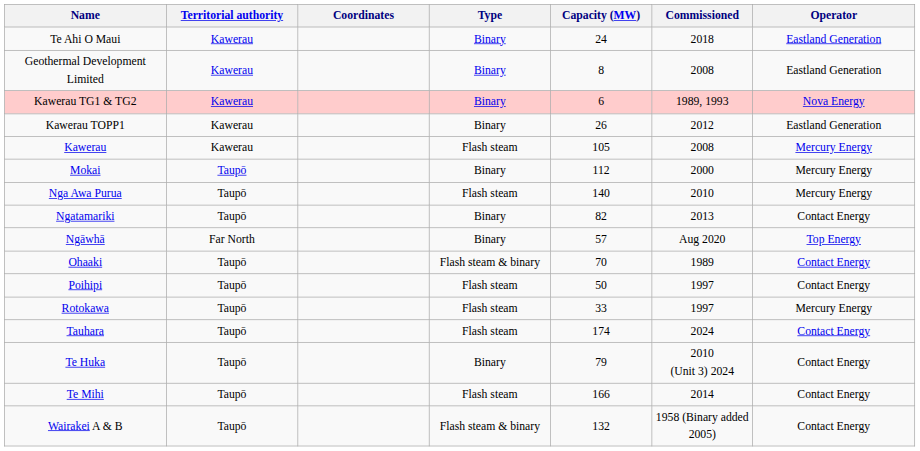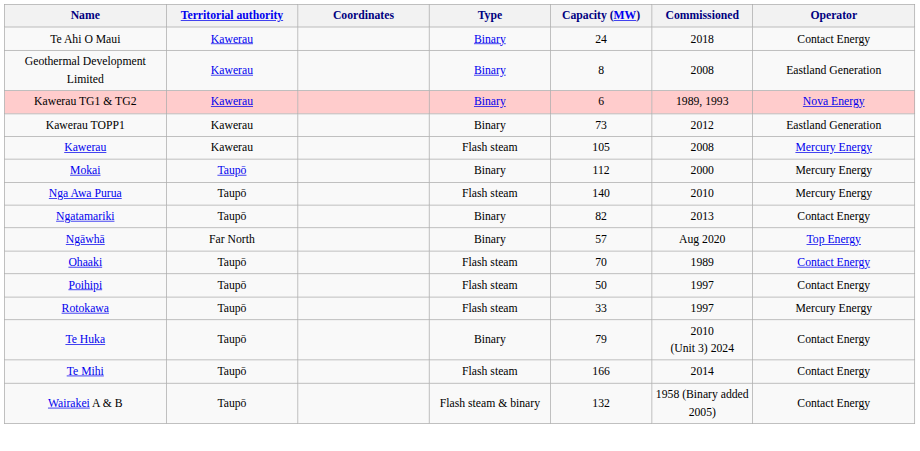(834, 38) Eastland Generation -> (834, 38) Contact Energy
(601, 125) 26 -> (601, 125) 73
(490, 262) Flash steam & binary -> (490, 262) Flash steam
- row: (85, 331)
